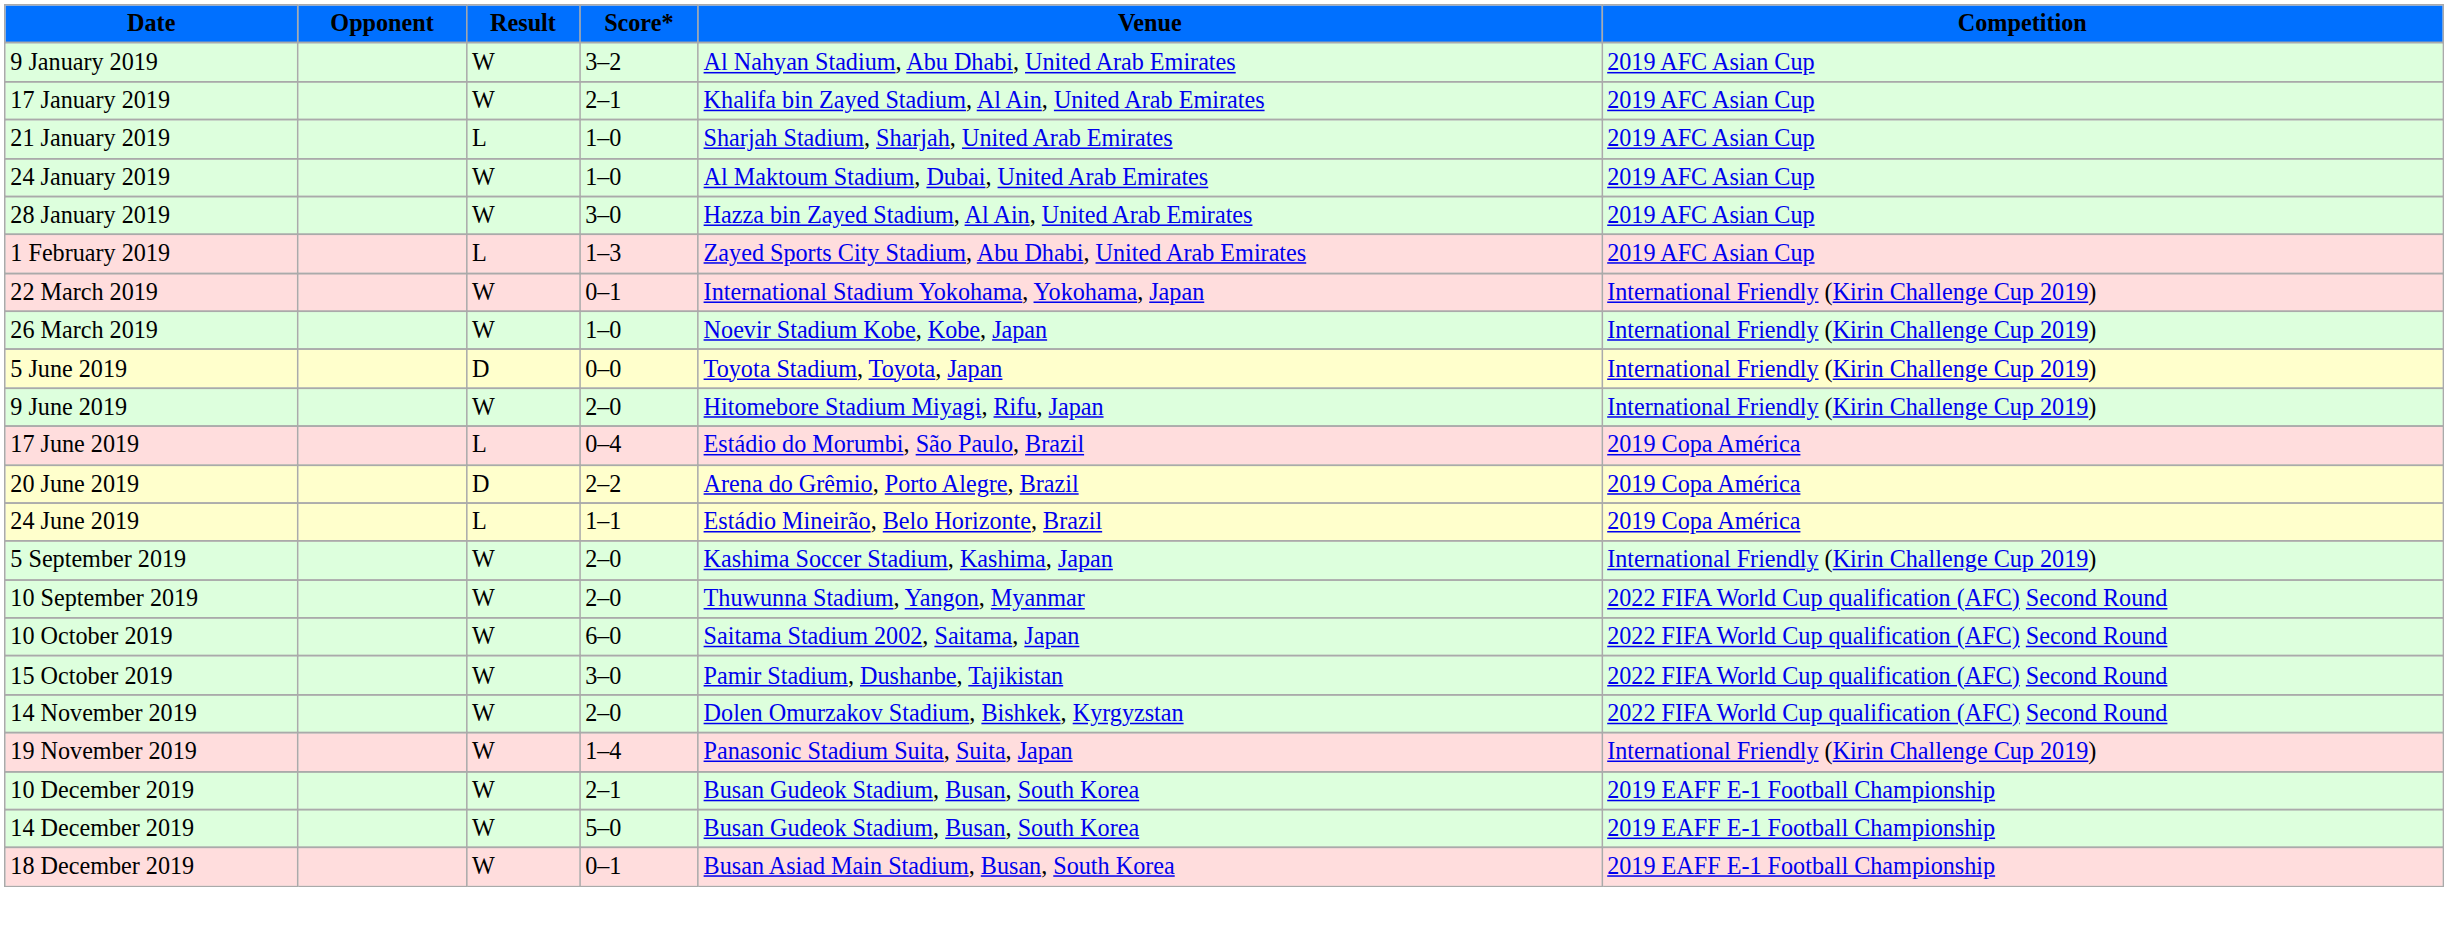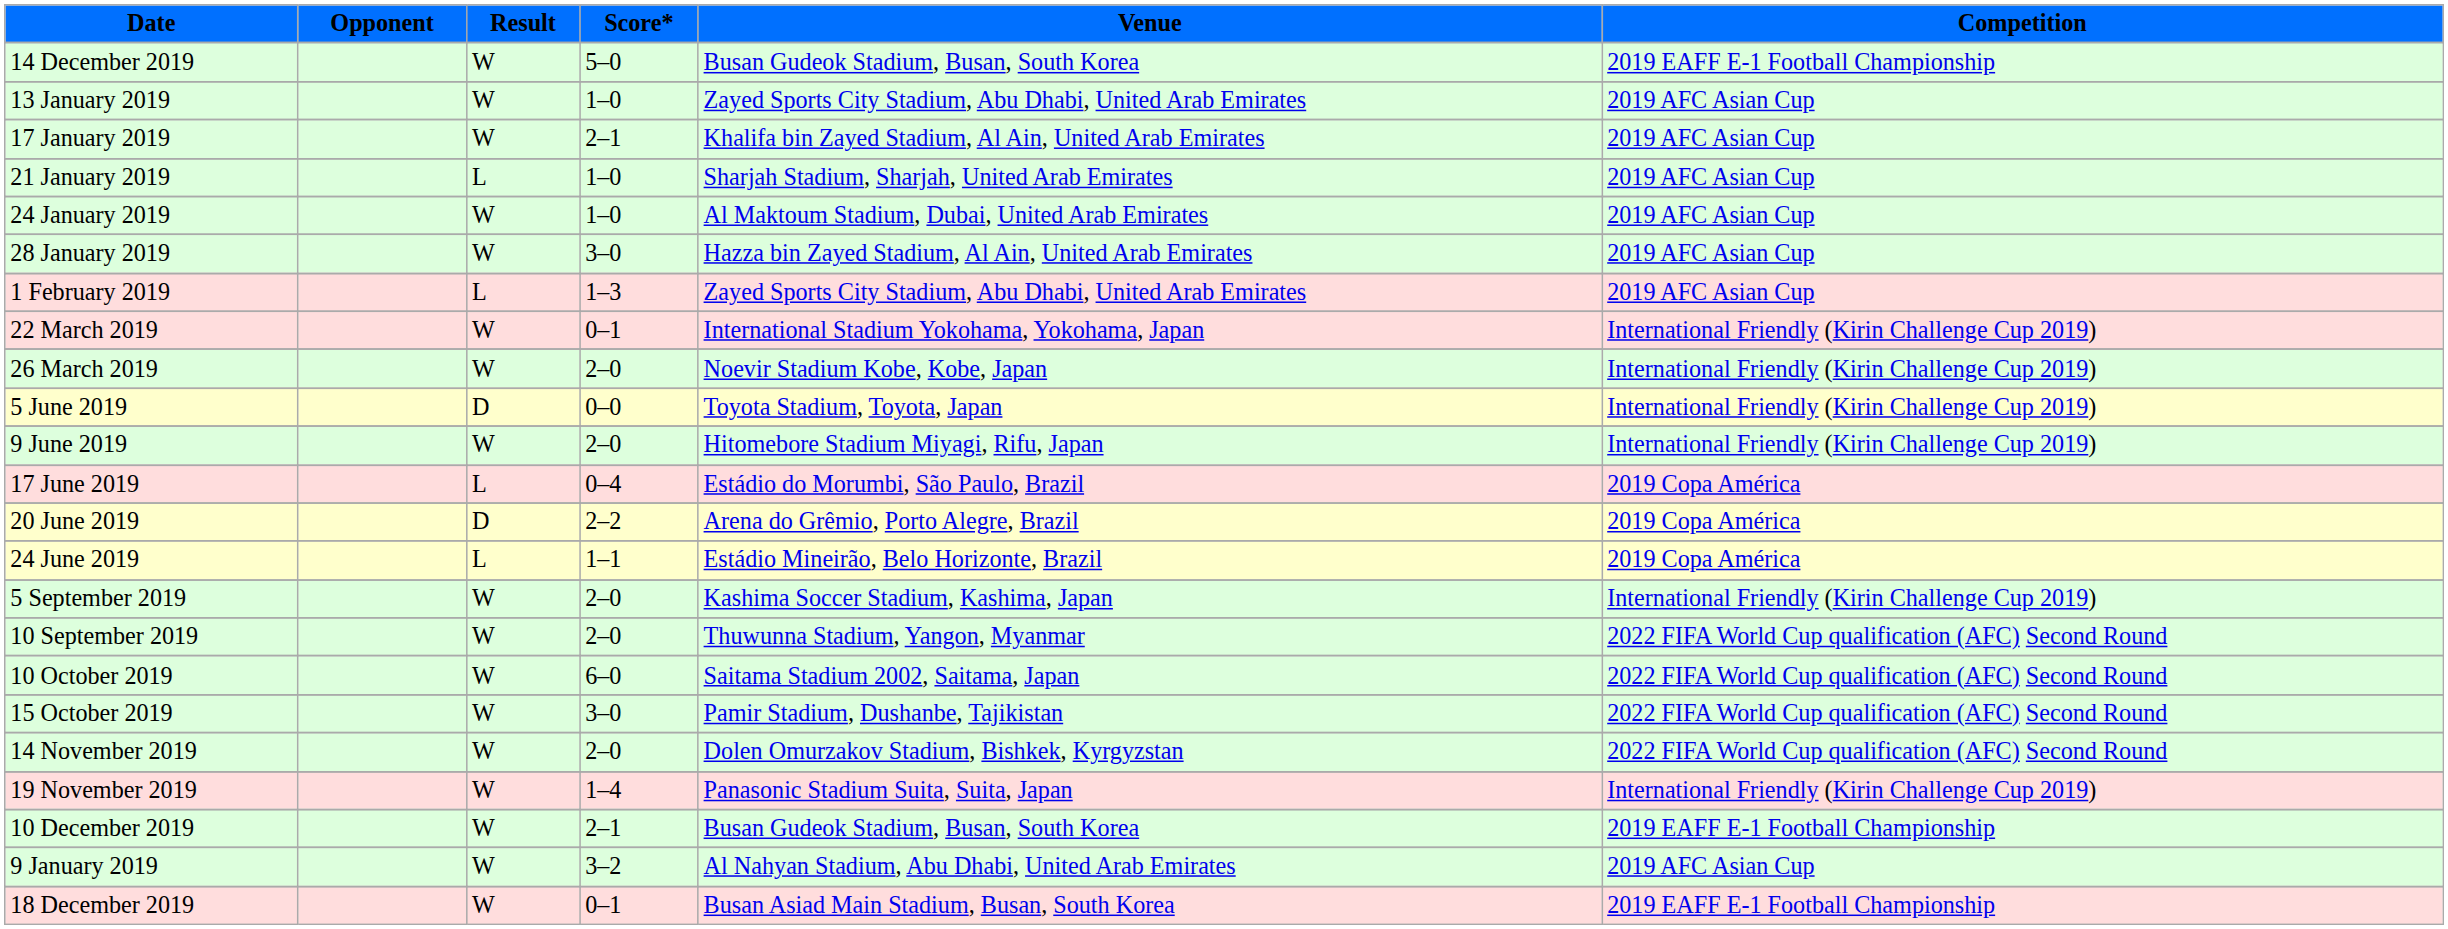rows swapped: (84, 61) <-> (102, 828)
+ row: (90, 100)
(603, 330) 1–0 -> (603, 368) 2–0
